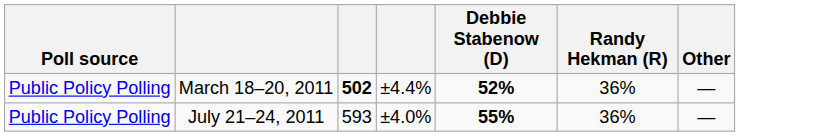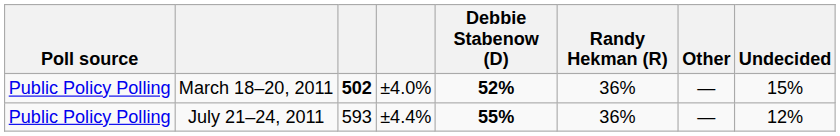+ column: (785, 59)
(406, 88) ±4.4% -> (406, 88) ±4.0%
(406, 116) ±4.0% -> (406, 116) ±4.4%
